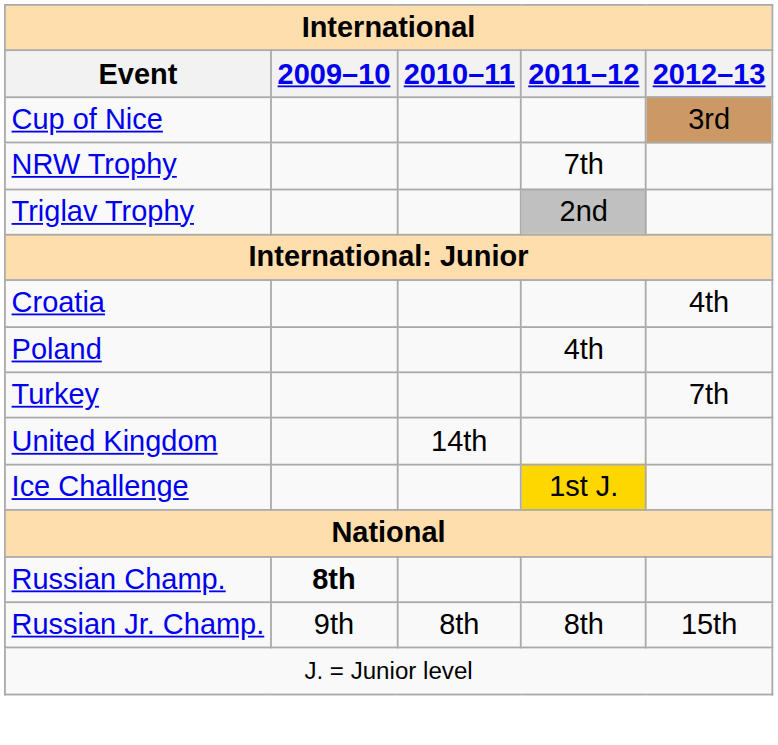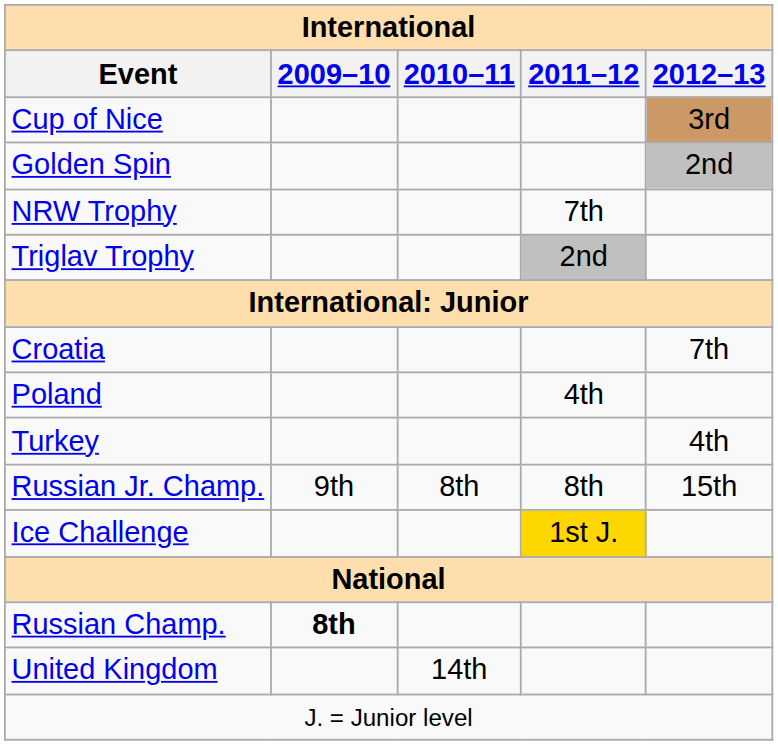+ row: (91, 165)
(709, 303) 4th -> (709, 348) 7th
(709, 394) 7th -> (709, 440) 4th
rows swapped: (115, 440) <-> (138, 624)
